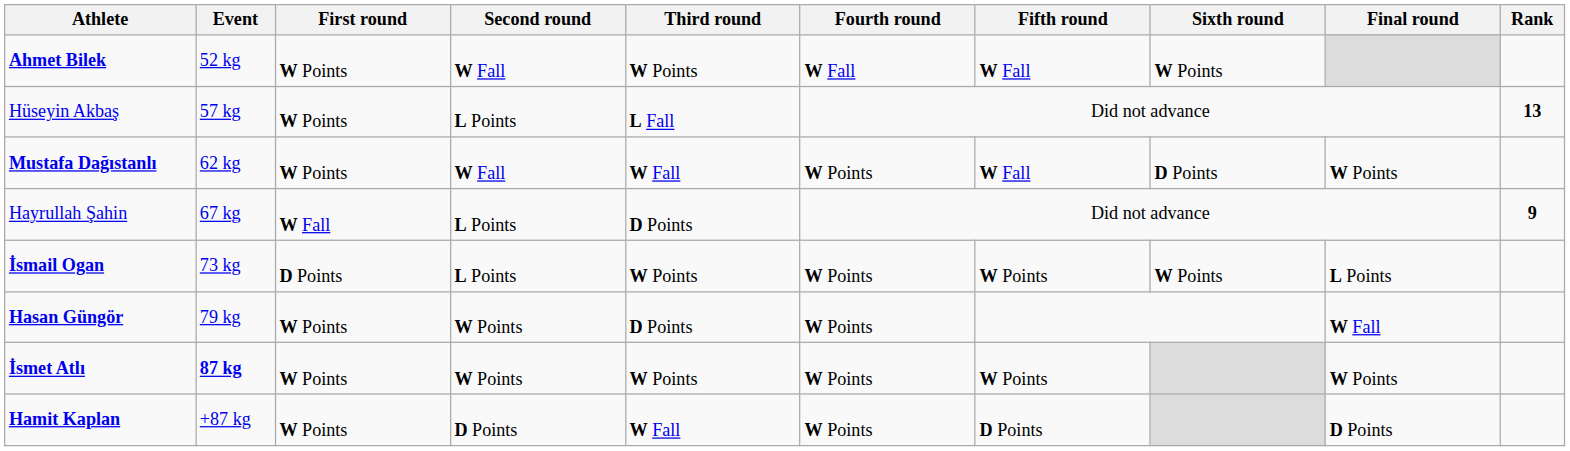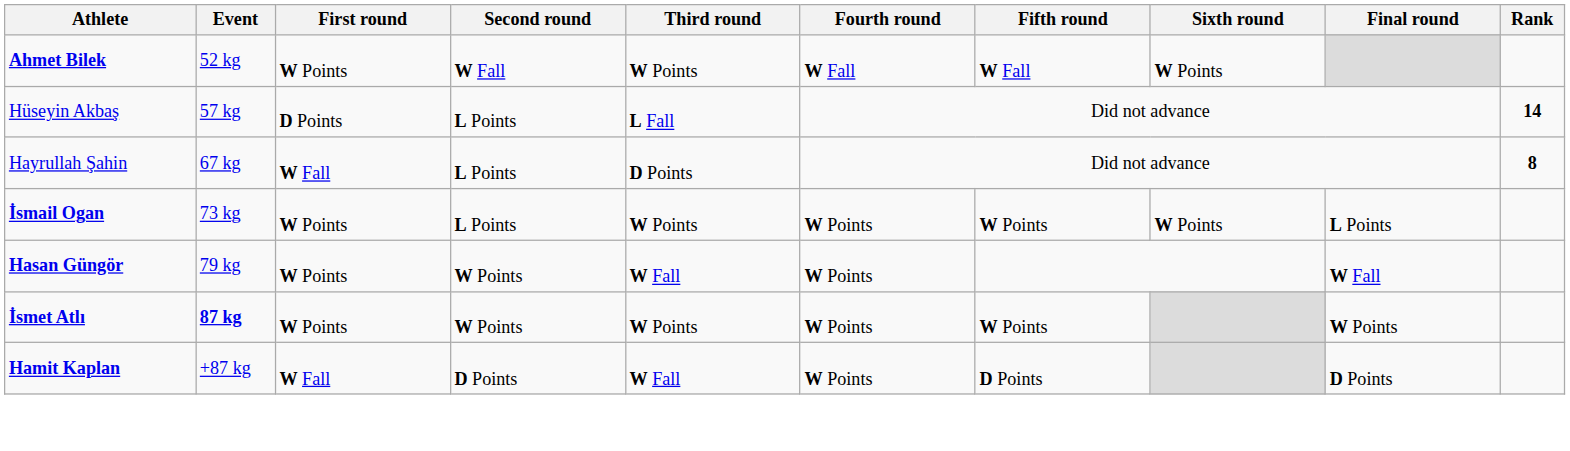(313, 122) W Points -> (311, 122) D Points
(1532, 111) 13 -> (1532, 111) 14
- row: (83, 163)
(1532, 214) 9 -> (1532, 163) 8
(311, 276) D Points -> (313, 225) W Points
(661, 327) D Points -> (655, 276) W Fall
(313, 430) W Points -> (305, 379) W Fall
